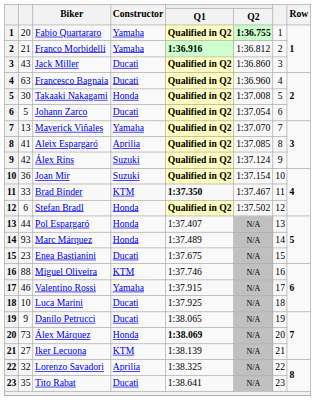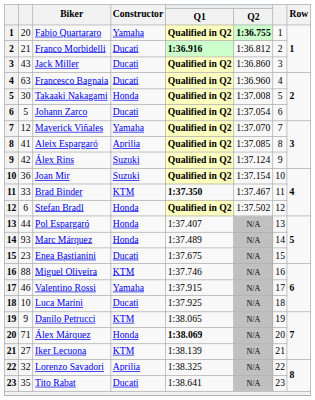(128, 48) Yamaha -> (126, 48) Ducati
(26, 128) 13 -> (26, 128) 12
(126, 319) Ducati -> (124, 319) KTM
(26, 335) 73 -> (26, 335) 71
